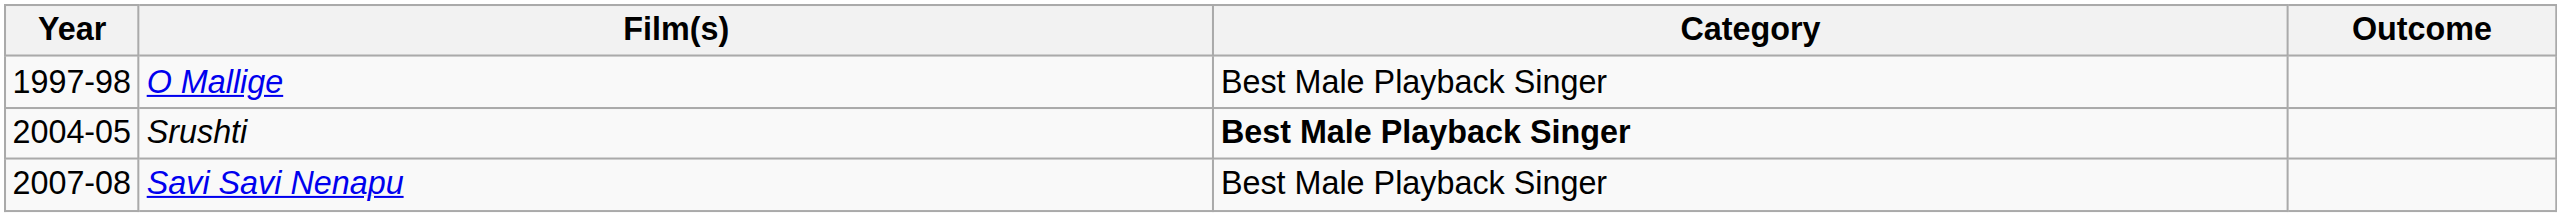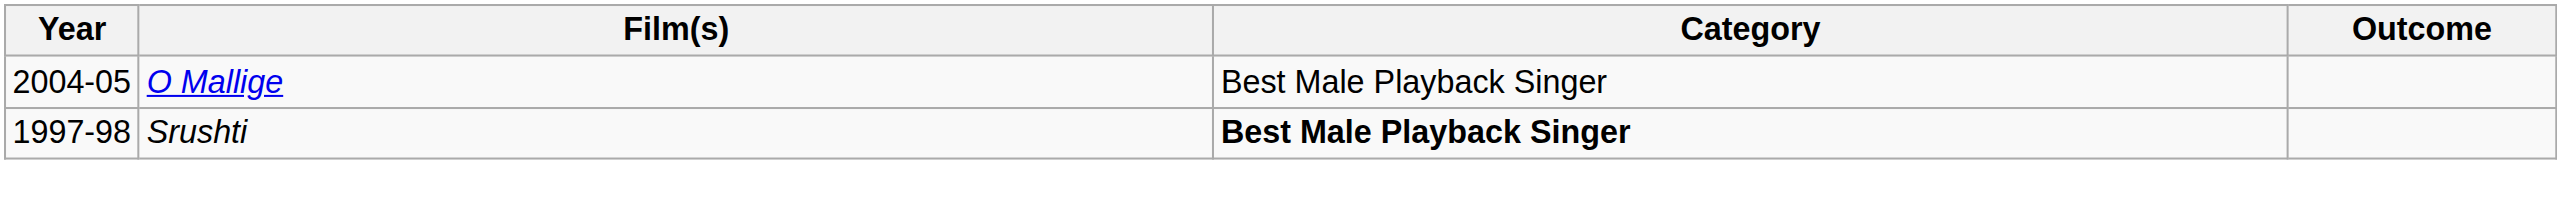(72, 81) 1997-98 -> (72, 81) 2004-05
(72, 132) 2004-05 -> (72, 132) 1997-98
- row: (275, 183)
